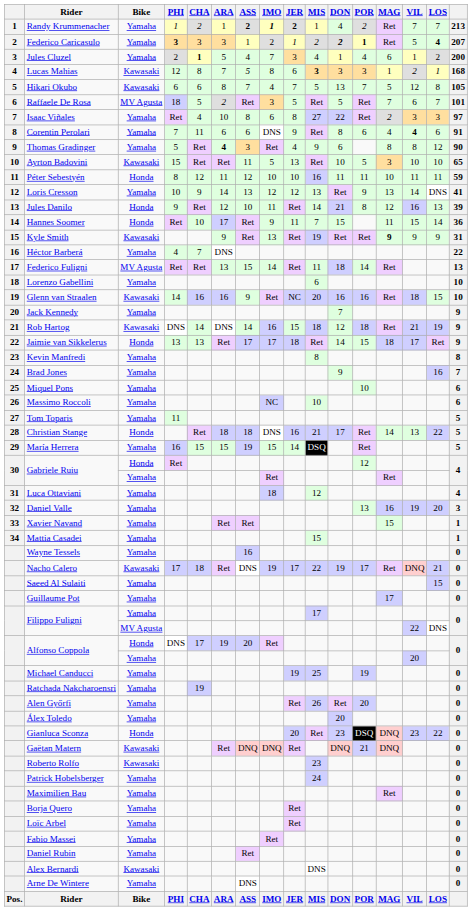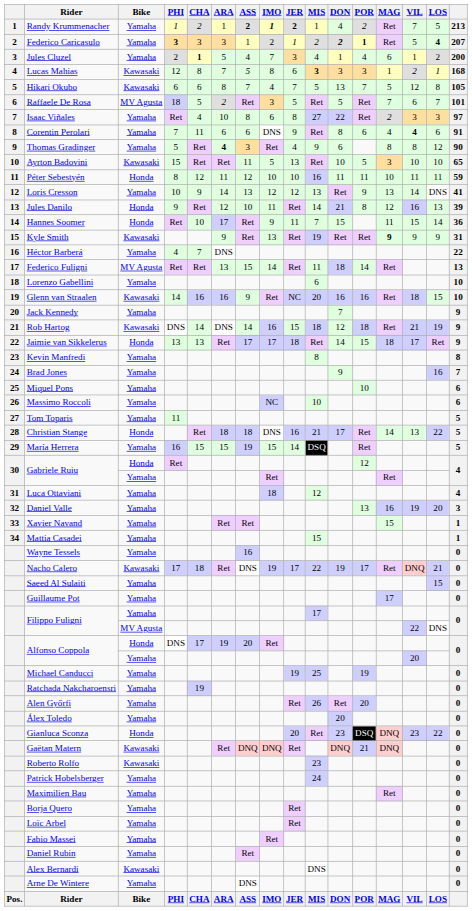(438, 26) 7 -> (438, 26) 5
